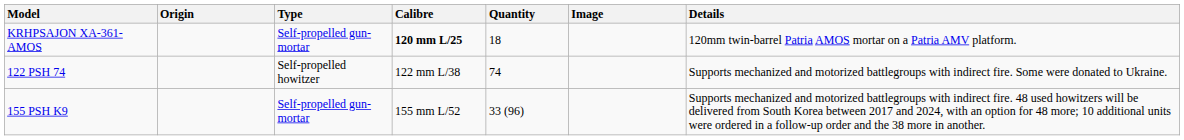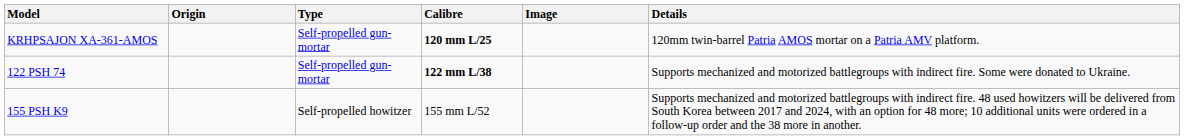- column: (512, 14)
(312, 72) Self-propelled howitzer -> (345, 72) Self-propelled gun-mortar
(428, 72) normal -> (458, 72) bold
(324, 111) Self-propelled gun-mortar -> (355, 111) Self-propelled howitzer
